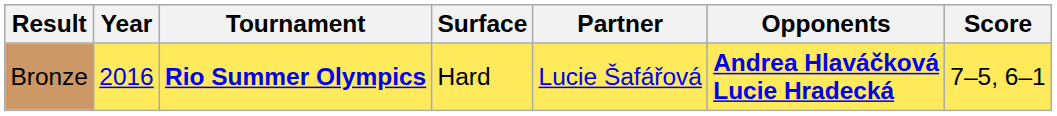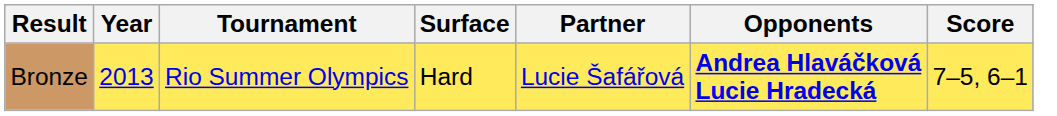(126, 76) 2016 -> (126, 76) 2013
(296, 76) bold -> (287, 76) normal
